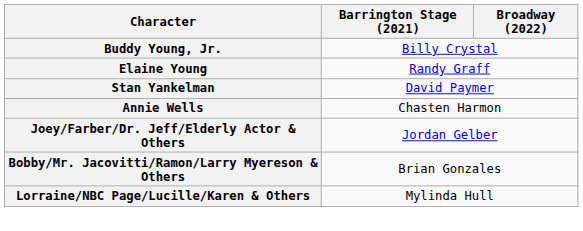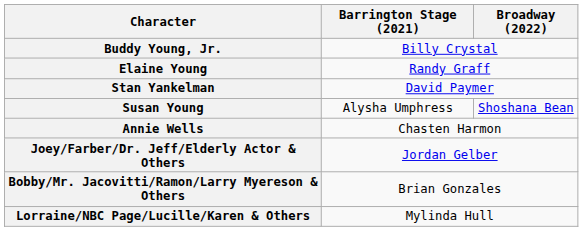+ row: (163, 108)
